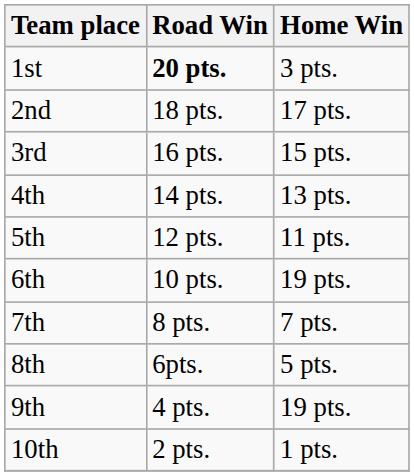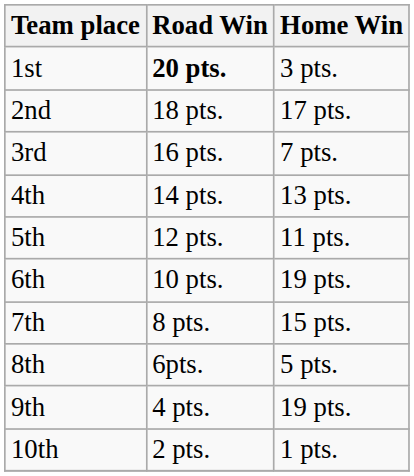(316, 152) 15 pts. -> (309, 152) 7 pts.
(309, 322) 7 pts. -> (316, 322) 15 pts.
